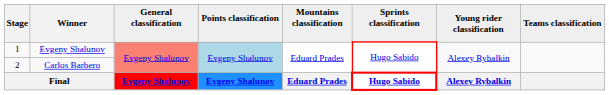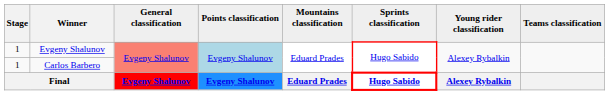(17, 65) 2 -> (17, 65) 1
